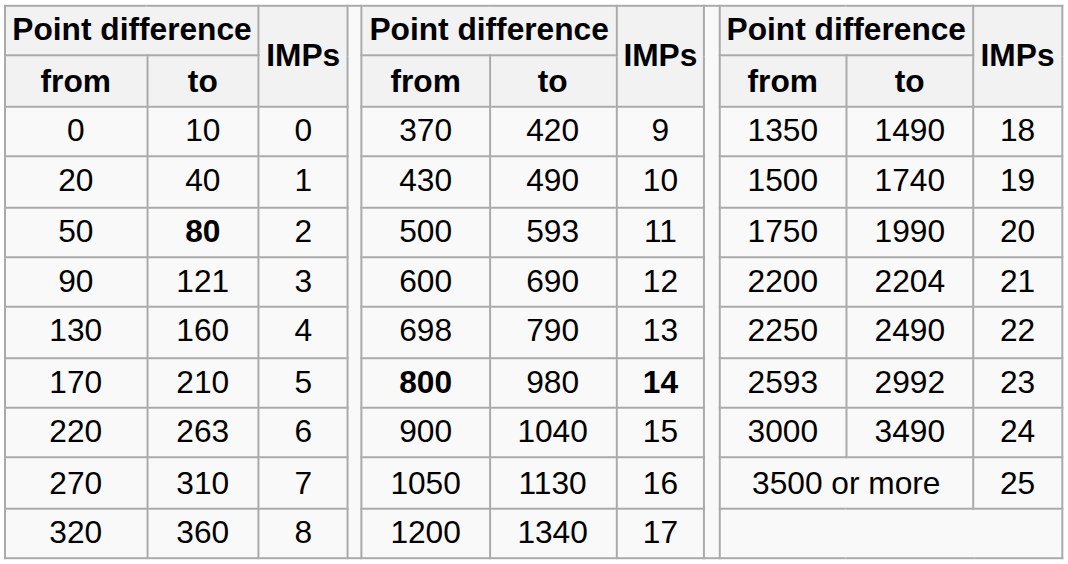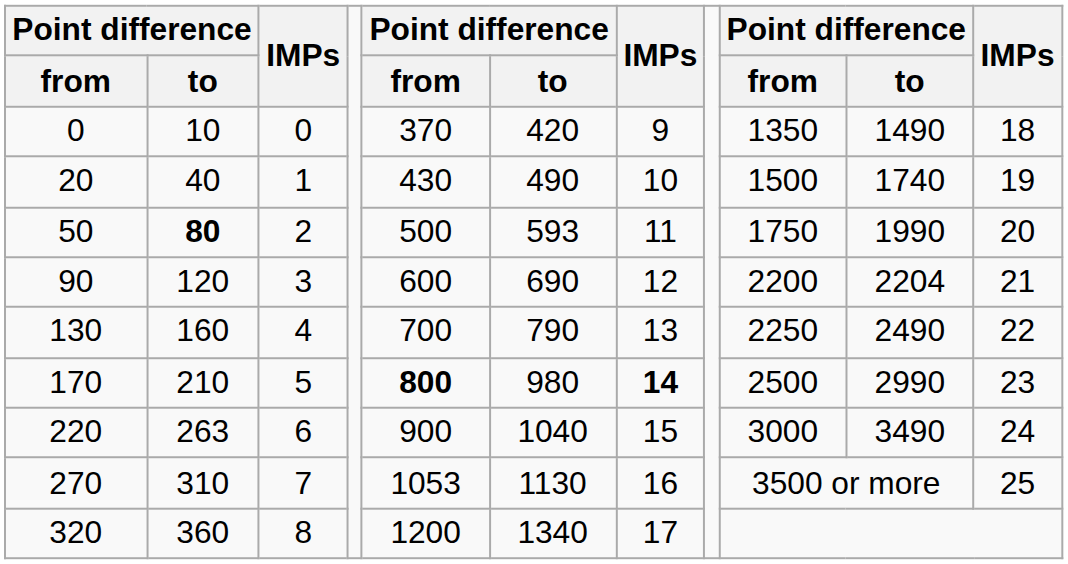(203, 281) 121 -> (203, 281) 120
(426, 331) 698 -> (426, 331) 700
(783, 382) 2593 -> (783, 382) 2500
(910, 382) 2992 -> (910, 382) 2990
(426, 482) 1050 -> (426, 482) 1053
